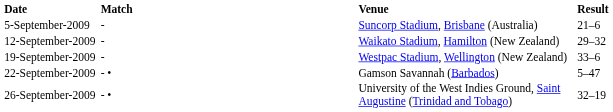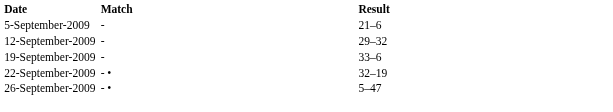- column: (374, 9)
(589, 73) 5–47 -> (373, 73) 32–19
(592, 95) 32–19 -> (370, 88) 5–47
